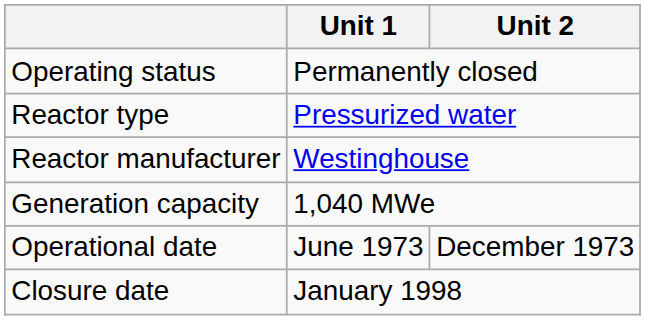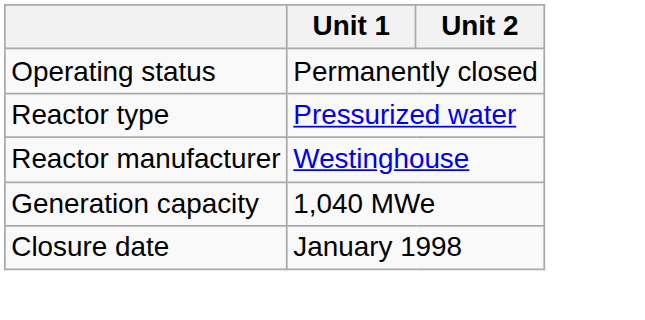- row: (114, 247)
